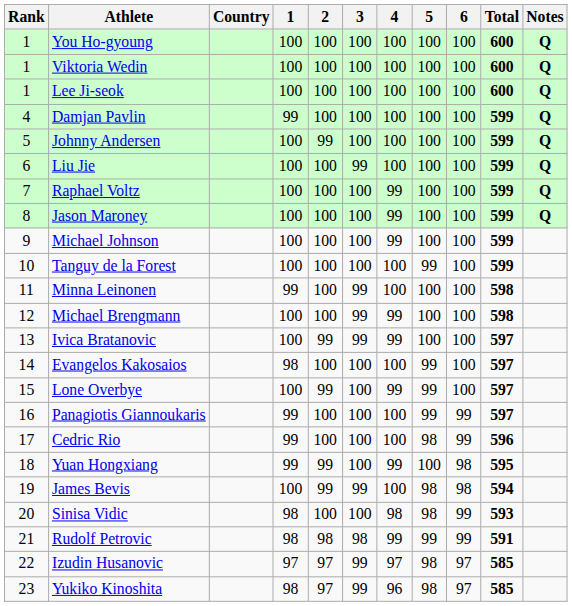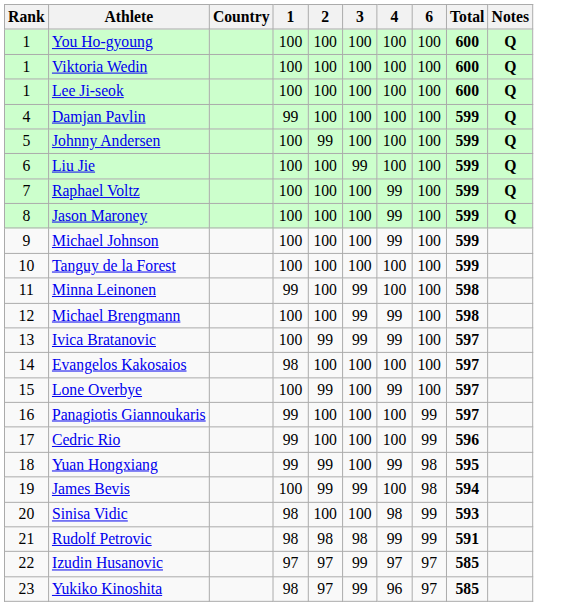- column: (429, 16)
